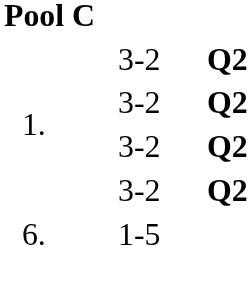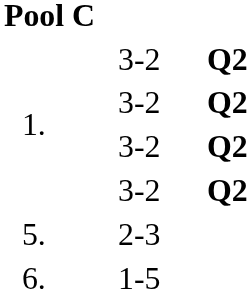+ row: (34, 234)
